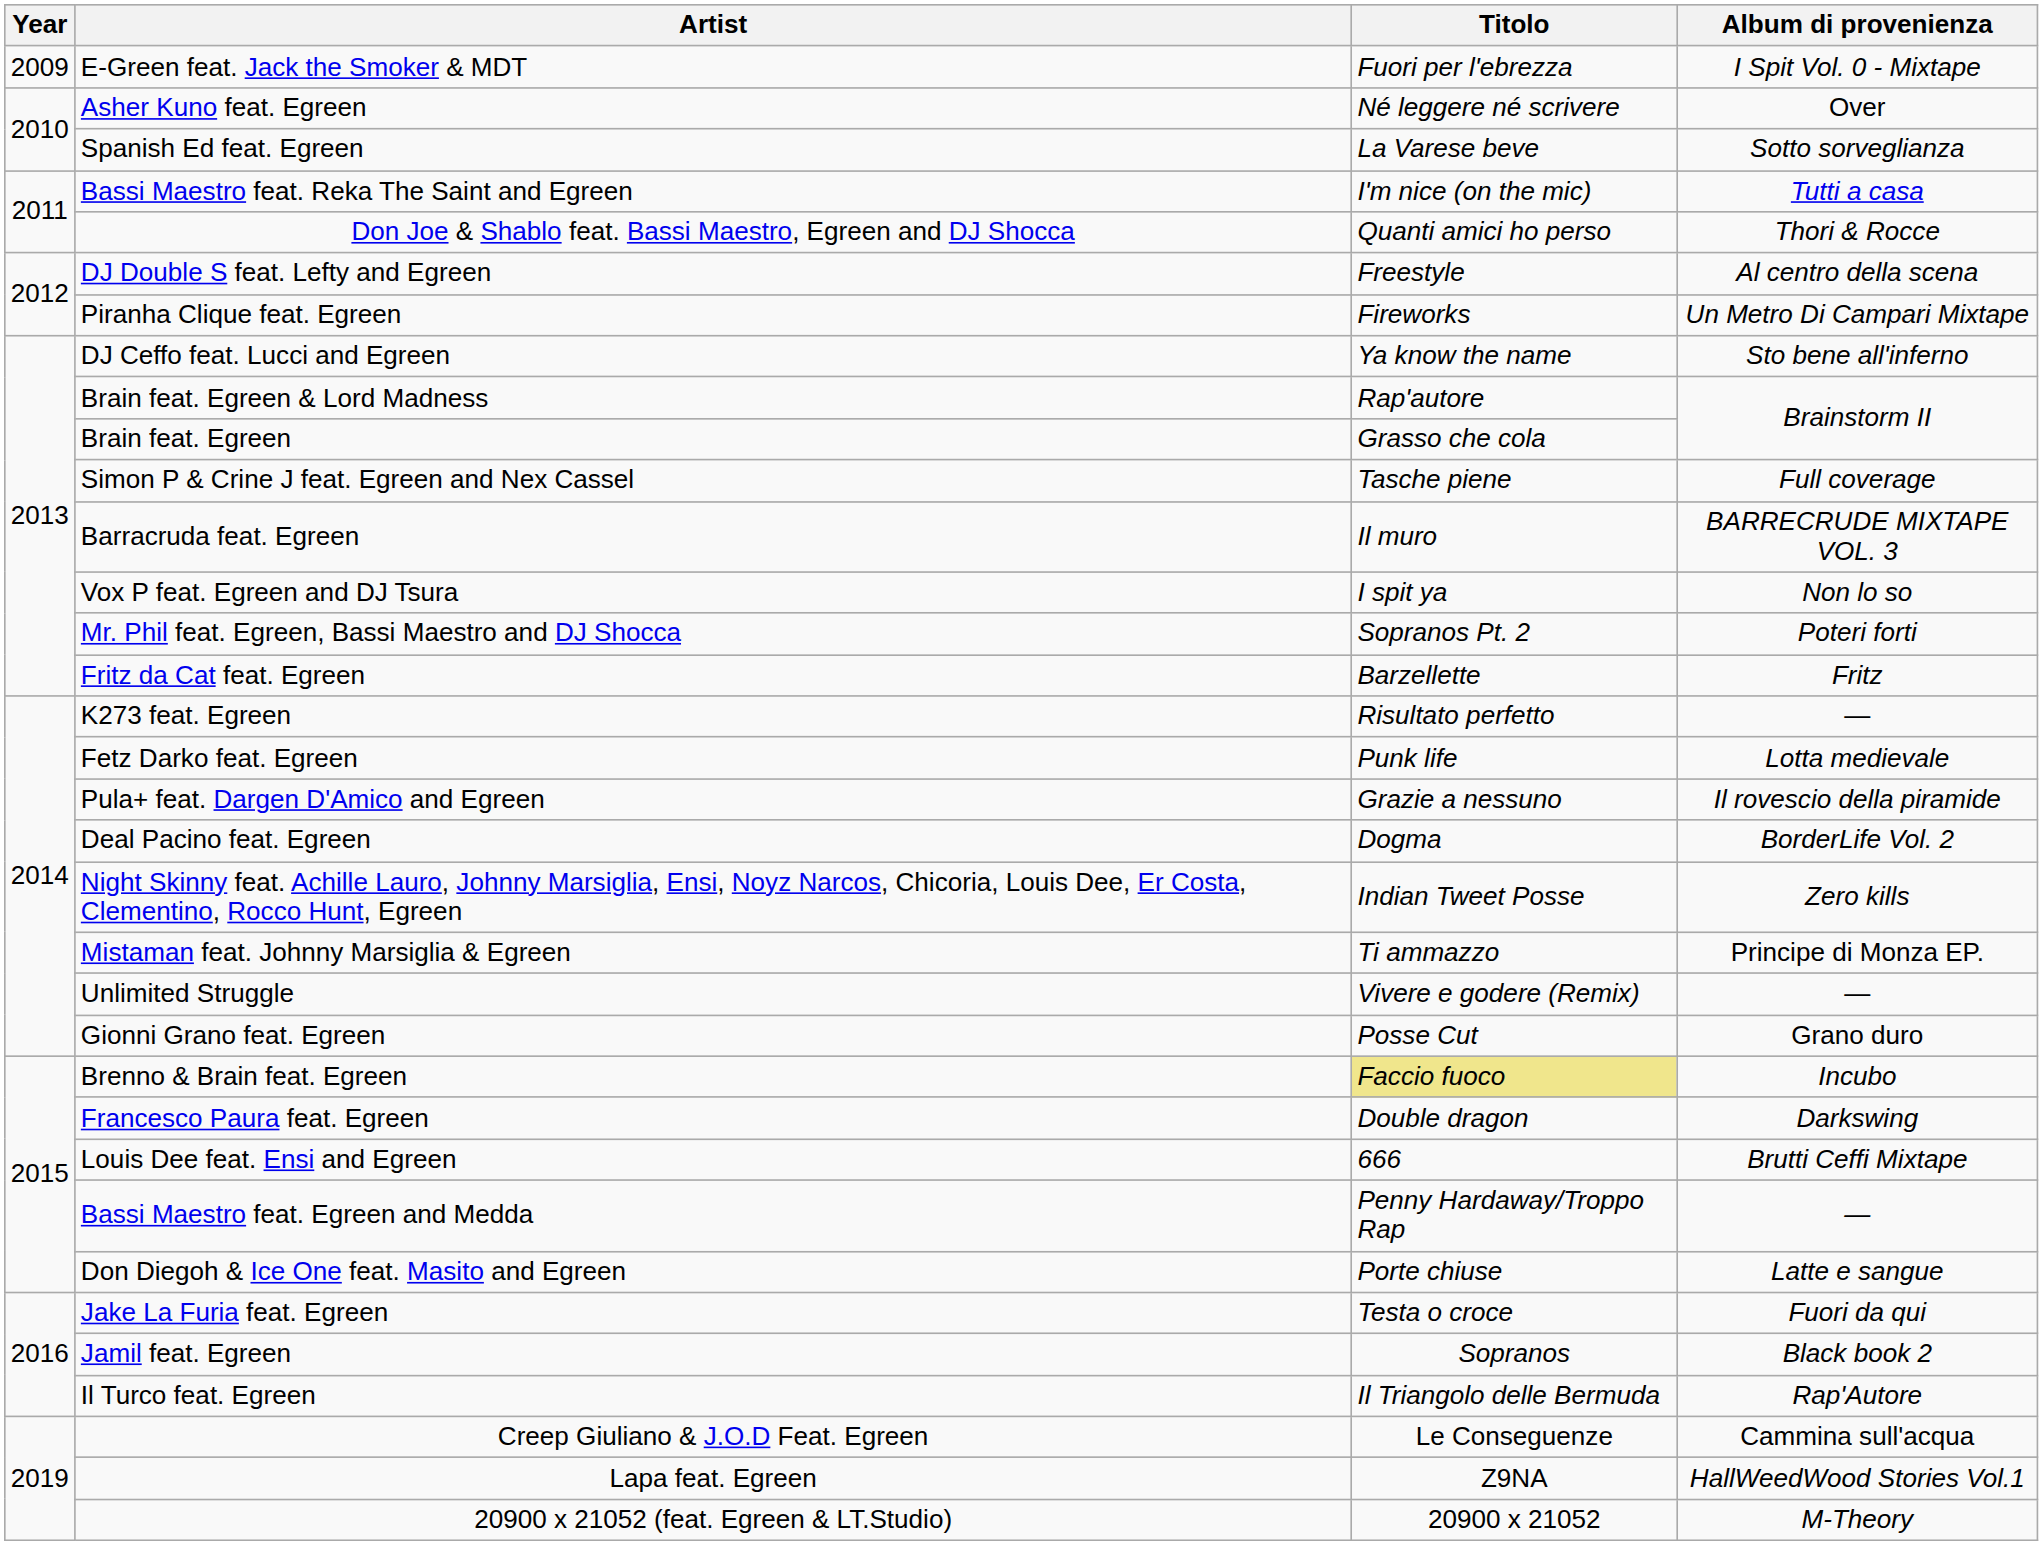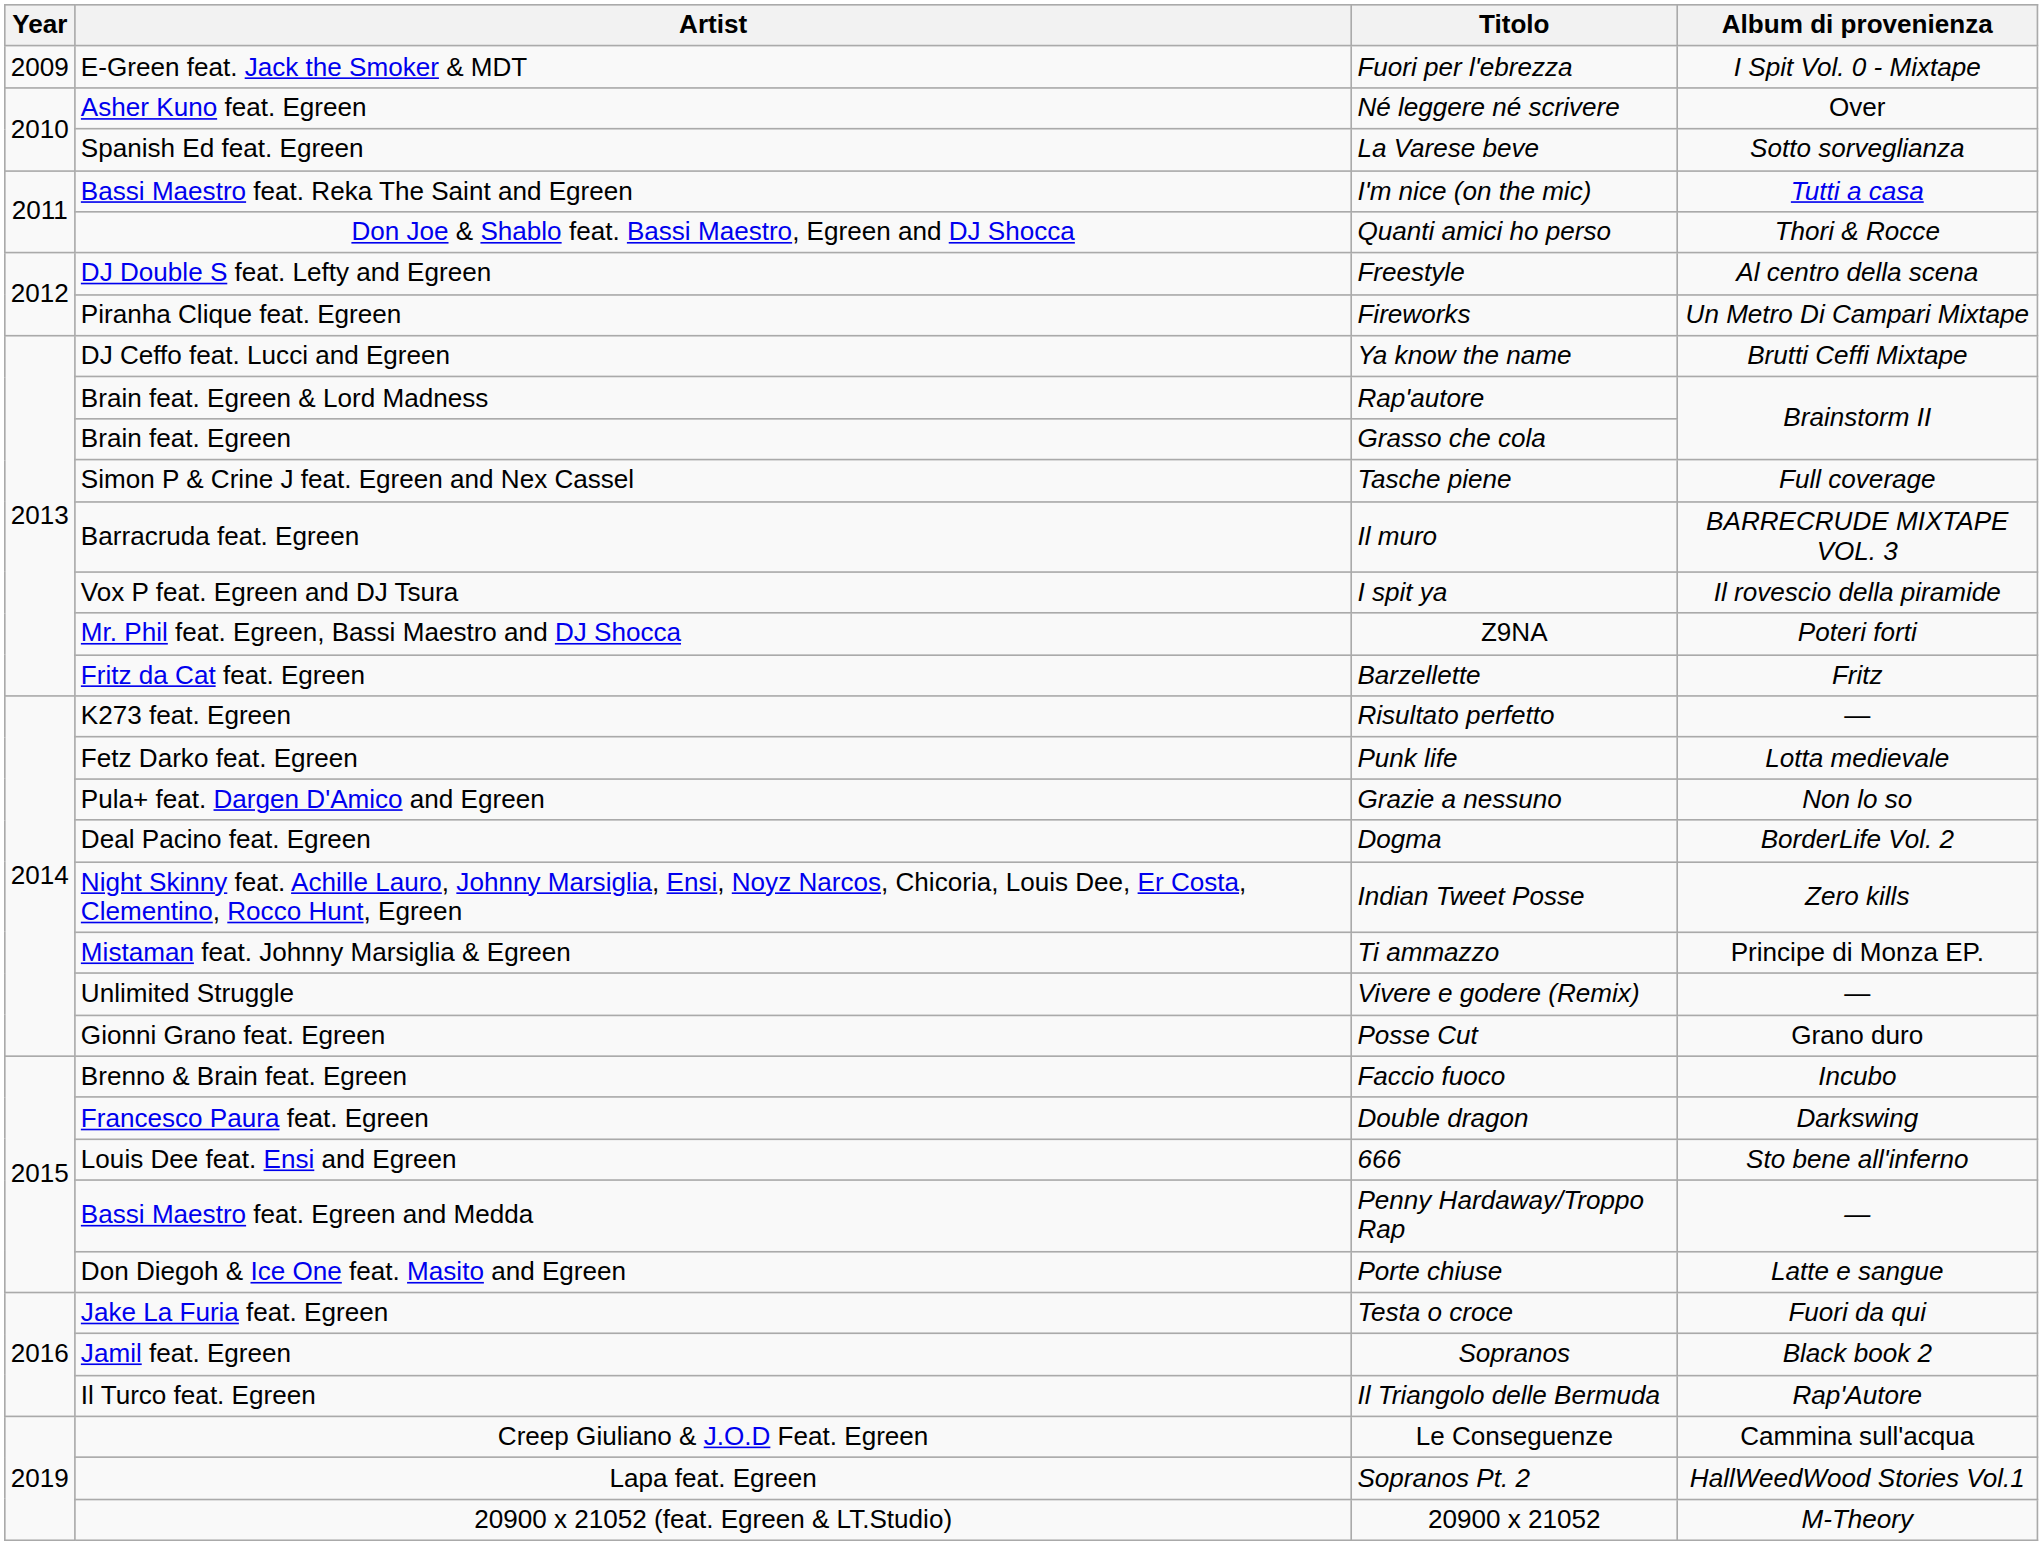(1857, 356) Sto bene all'inferno -> (1857, 356) Brutti Ceffi Mixtape
(1857, 592) Non lo so -> (1857, 592) Il rovescio della piramide
(1444, 633) Sopranos Pt. 2 -> (1514, 633) Z9NA
(1857, 799) Il rovescio della piramide -> (1857, 799) Non lo so
(1431, 1076) khaki background -> (1431, 1076) no background
(1857, 1159) Brutti Ceffi Mixtape -> (1857, 1159) Sto bene all'inferno
(1514, 1478) Z9NA -> (1444, 1478) Sopranos Pt. 2
